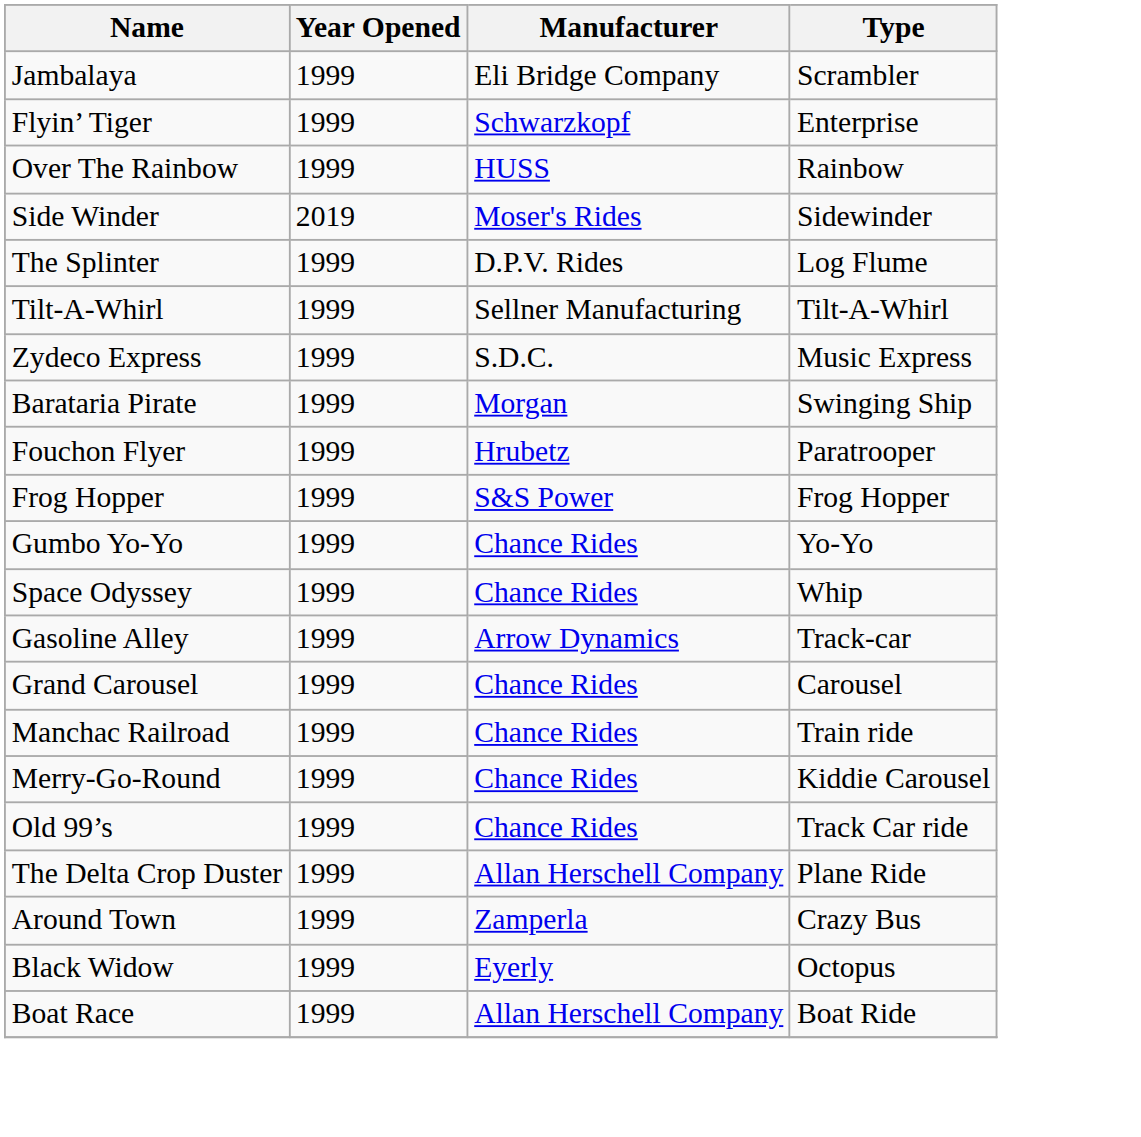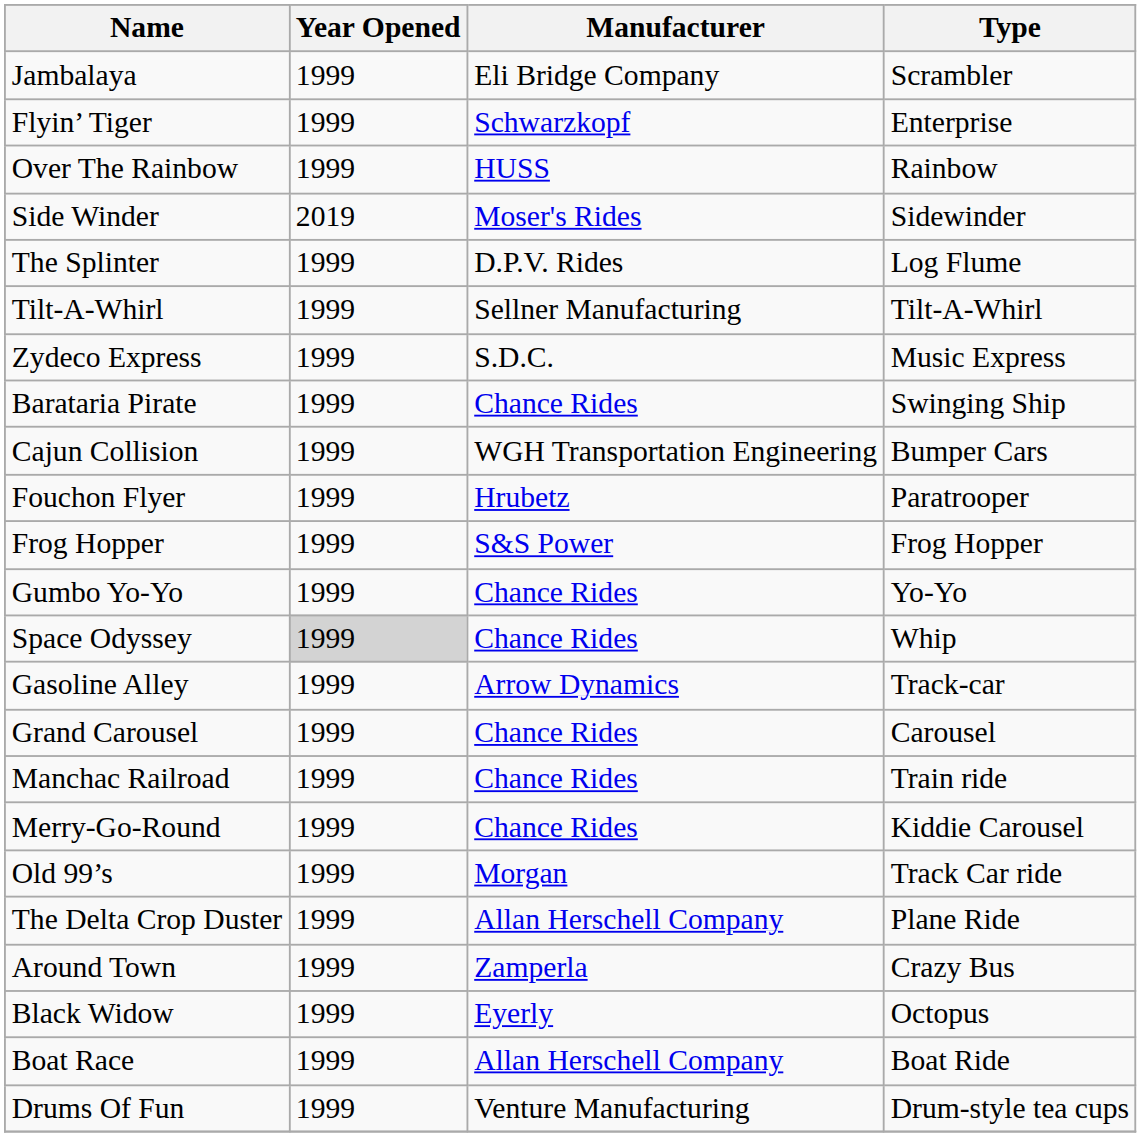(521, 403) Morgan -> (556, 403) Chance Rides
+ row: (105, 450)
(325, 591) no background -> (325, 638) lightgrey background
(556, 826) Chance Rides -> (521, 872) Morgan
+ row: (98, 1107)
